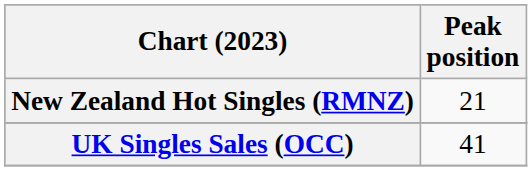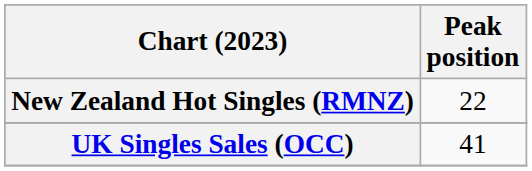(473, 100) 21 -> (473, 100) 22
